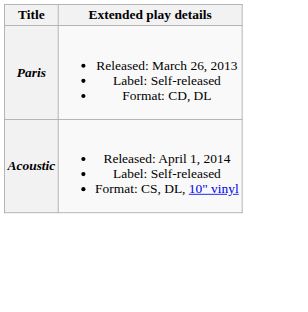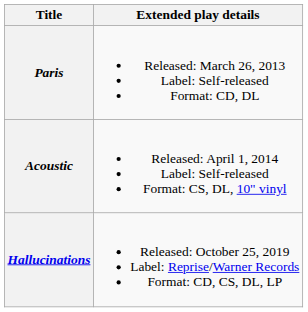+ row: (49, 259)
